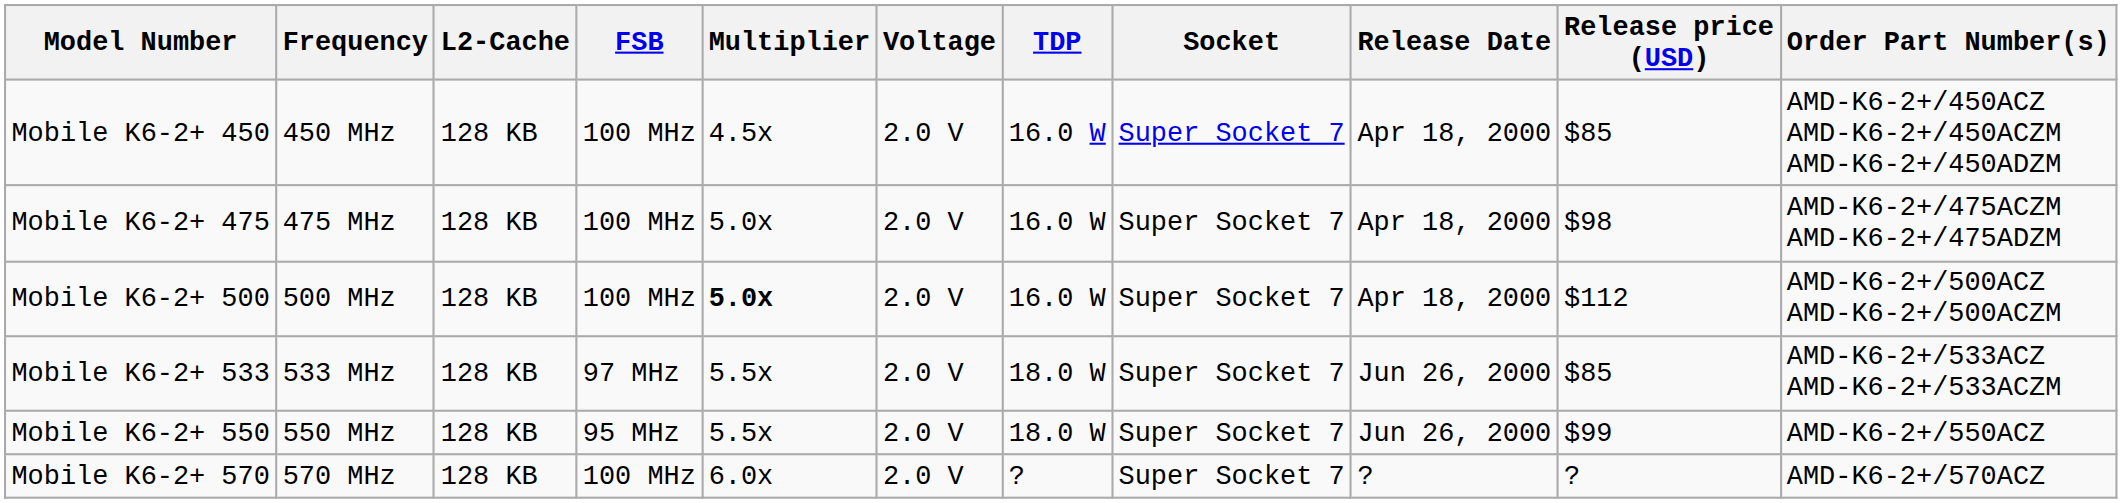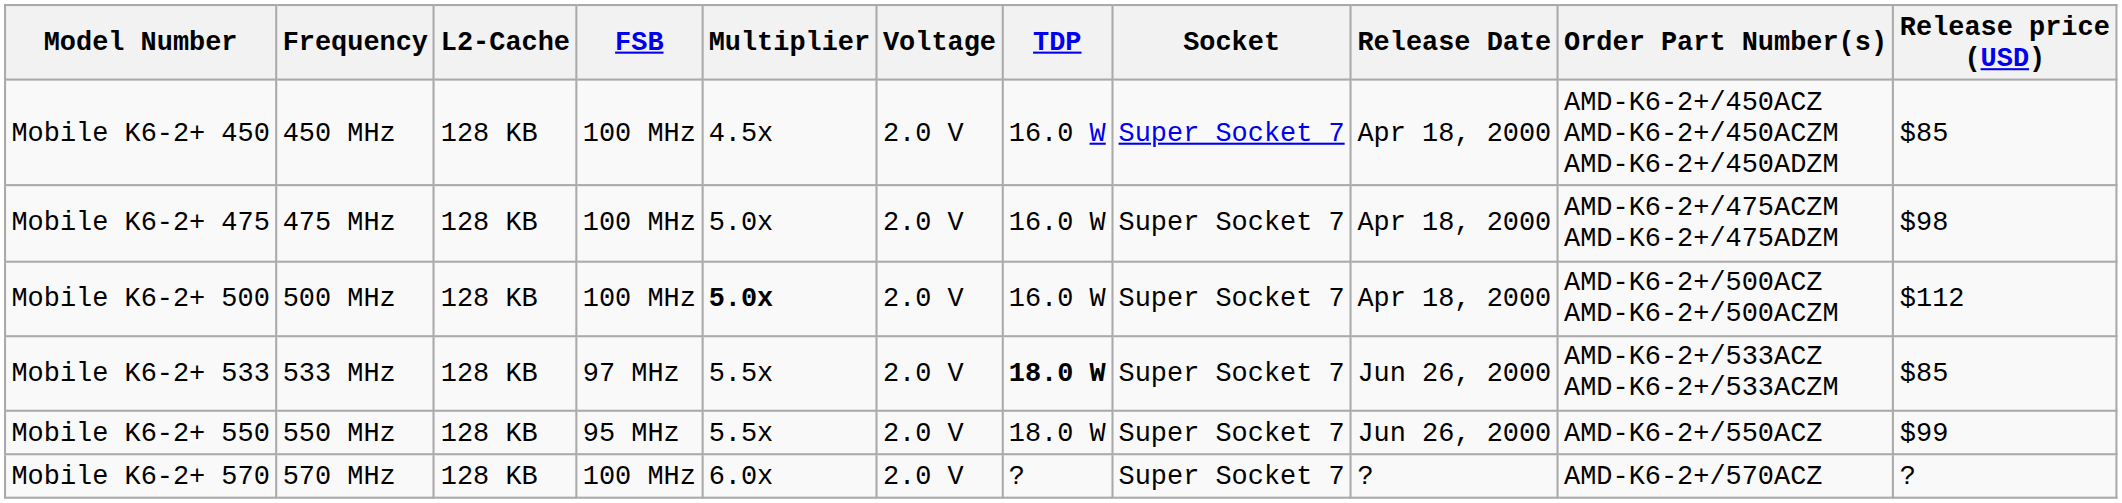columns swapped: (1948, 42) <-> (1669, 42)
(1057, 373) normal -> (1057, 373) bold
